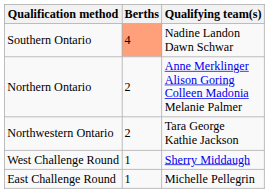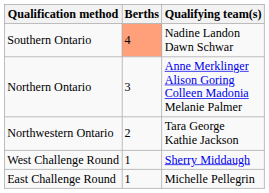(128, 86) 2 -> (128, 86) 3
